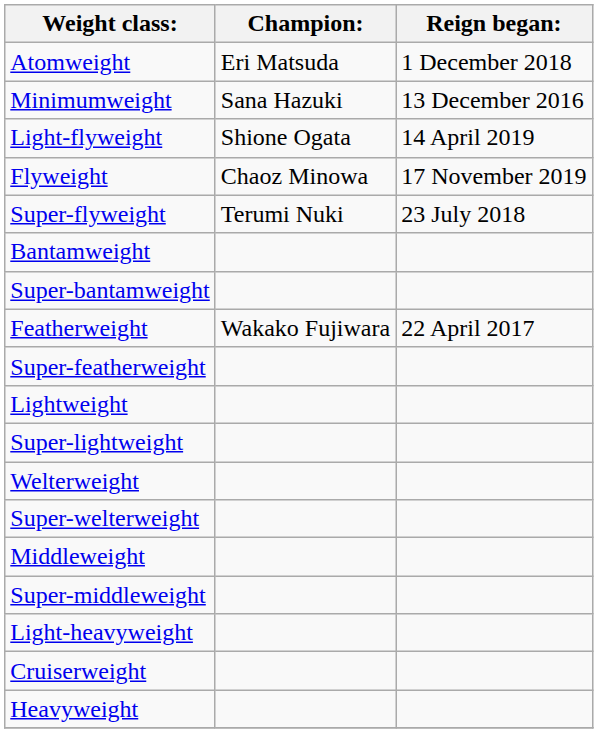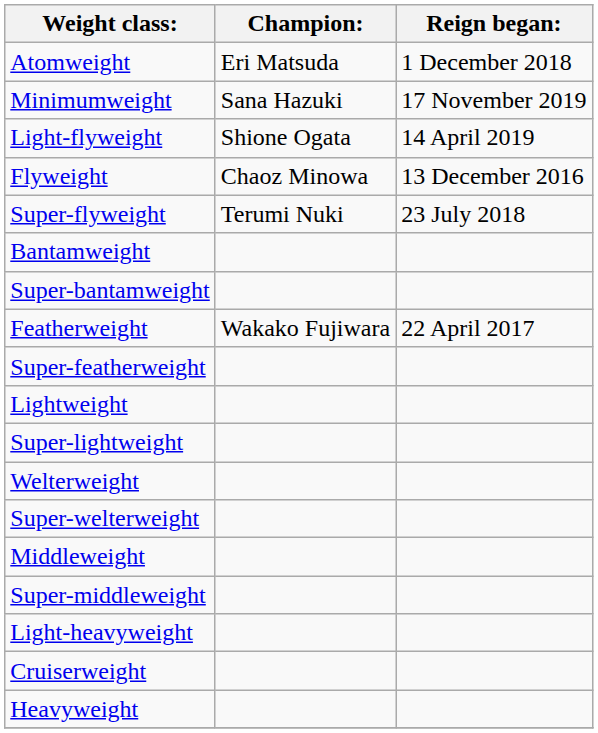(493, 99) 13 December 2016 -> (494, 99) 17 November 2019
(494, 175) 17 November 2019 -> (493, 175) 13 December 2016
